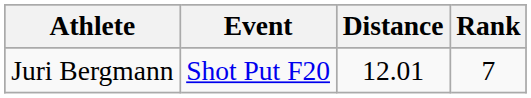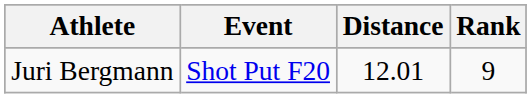(488, 69) 7 -> (488, 69) 9
